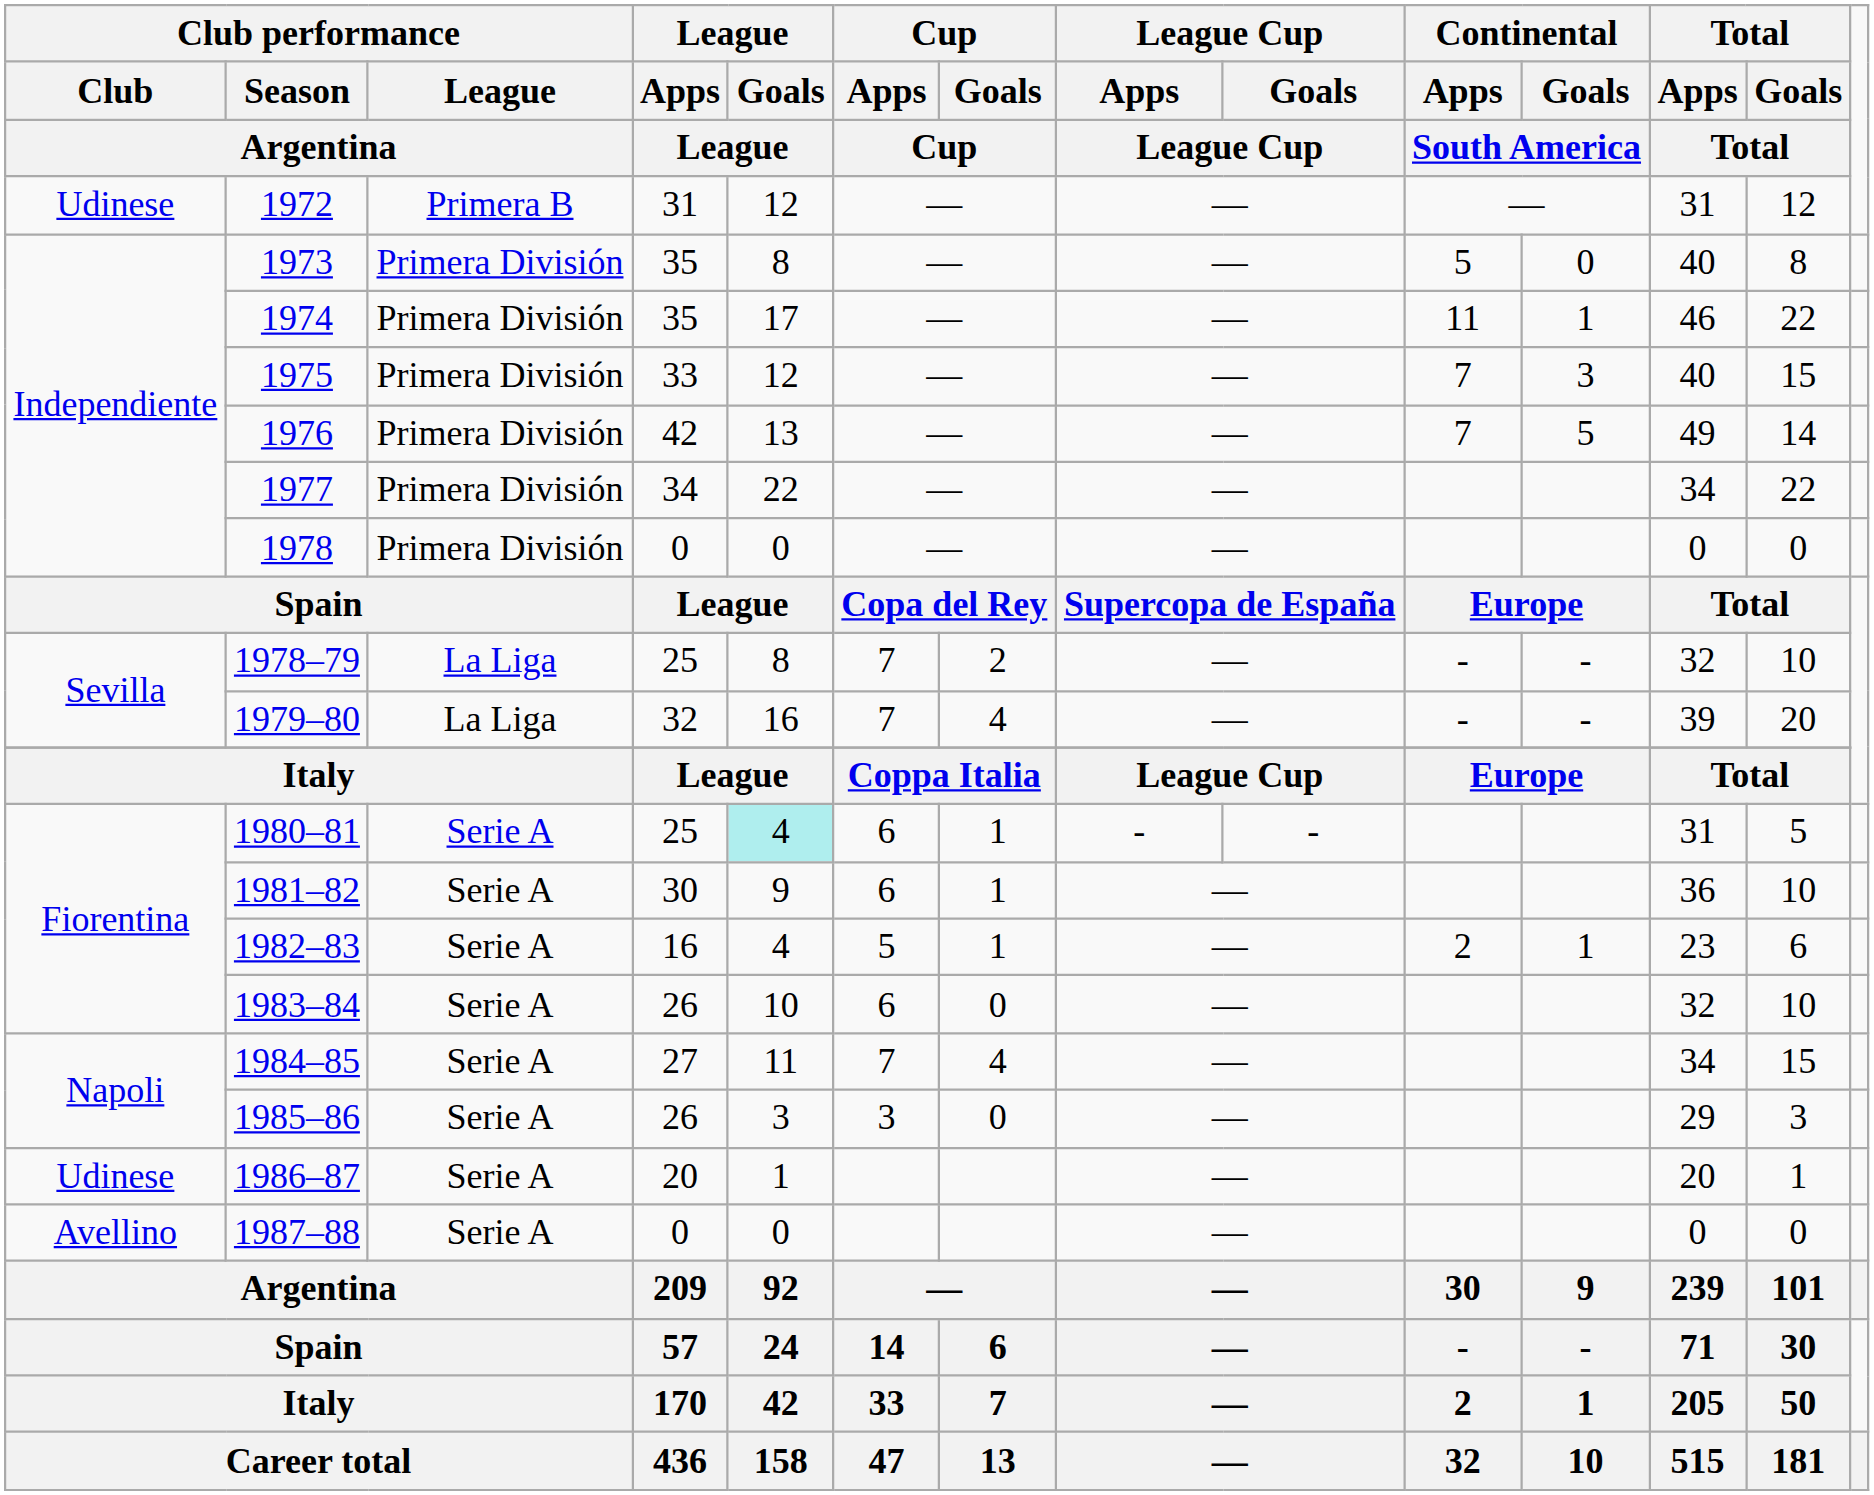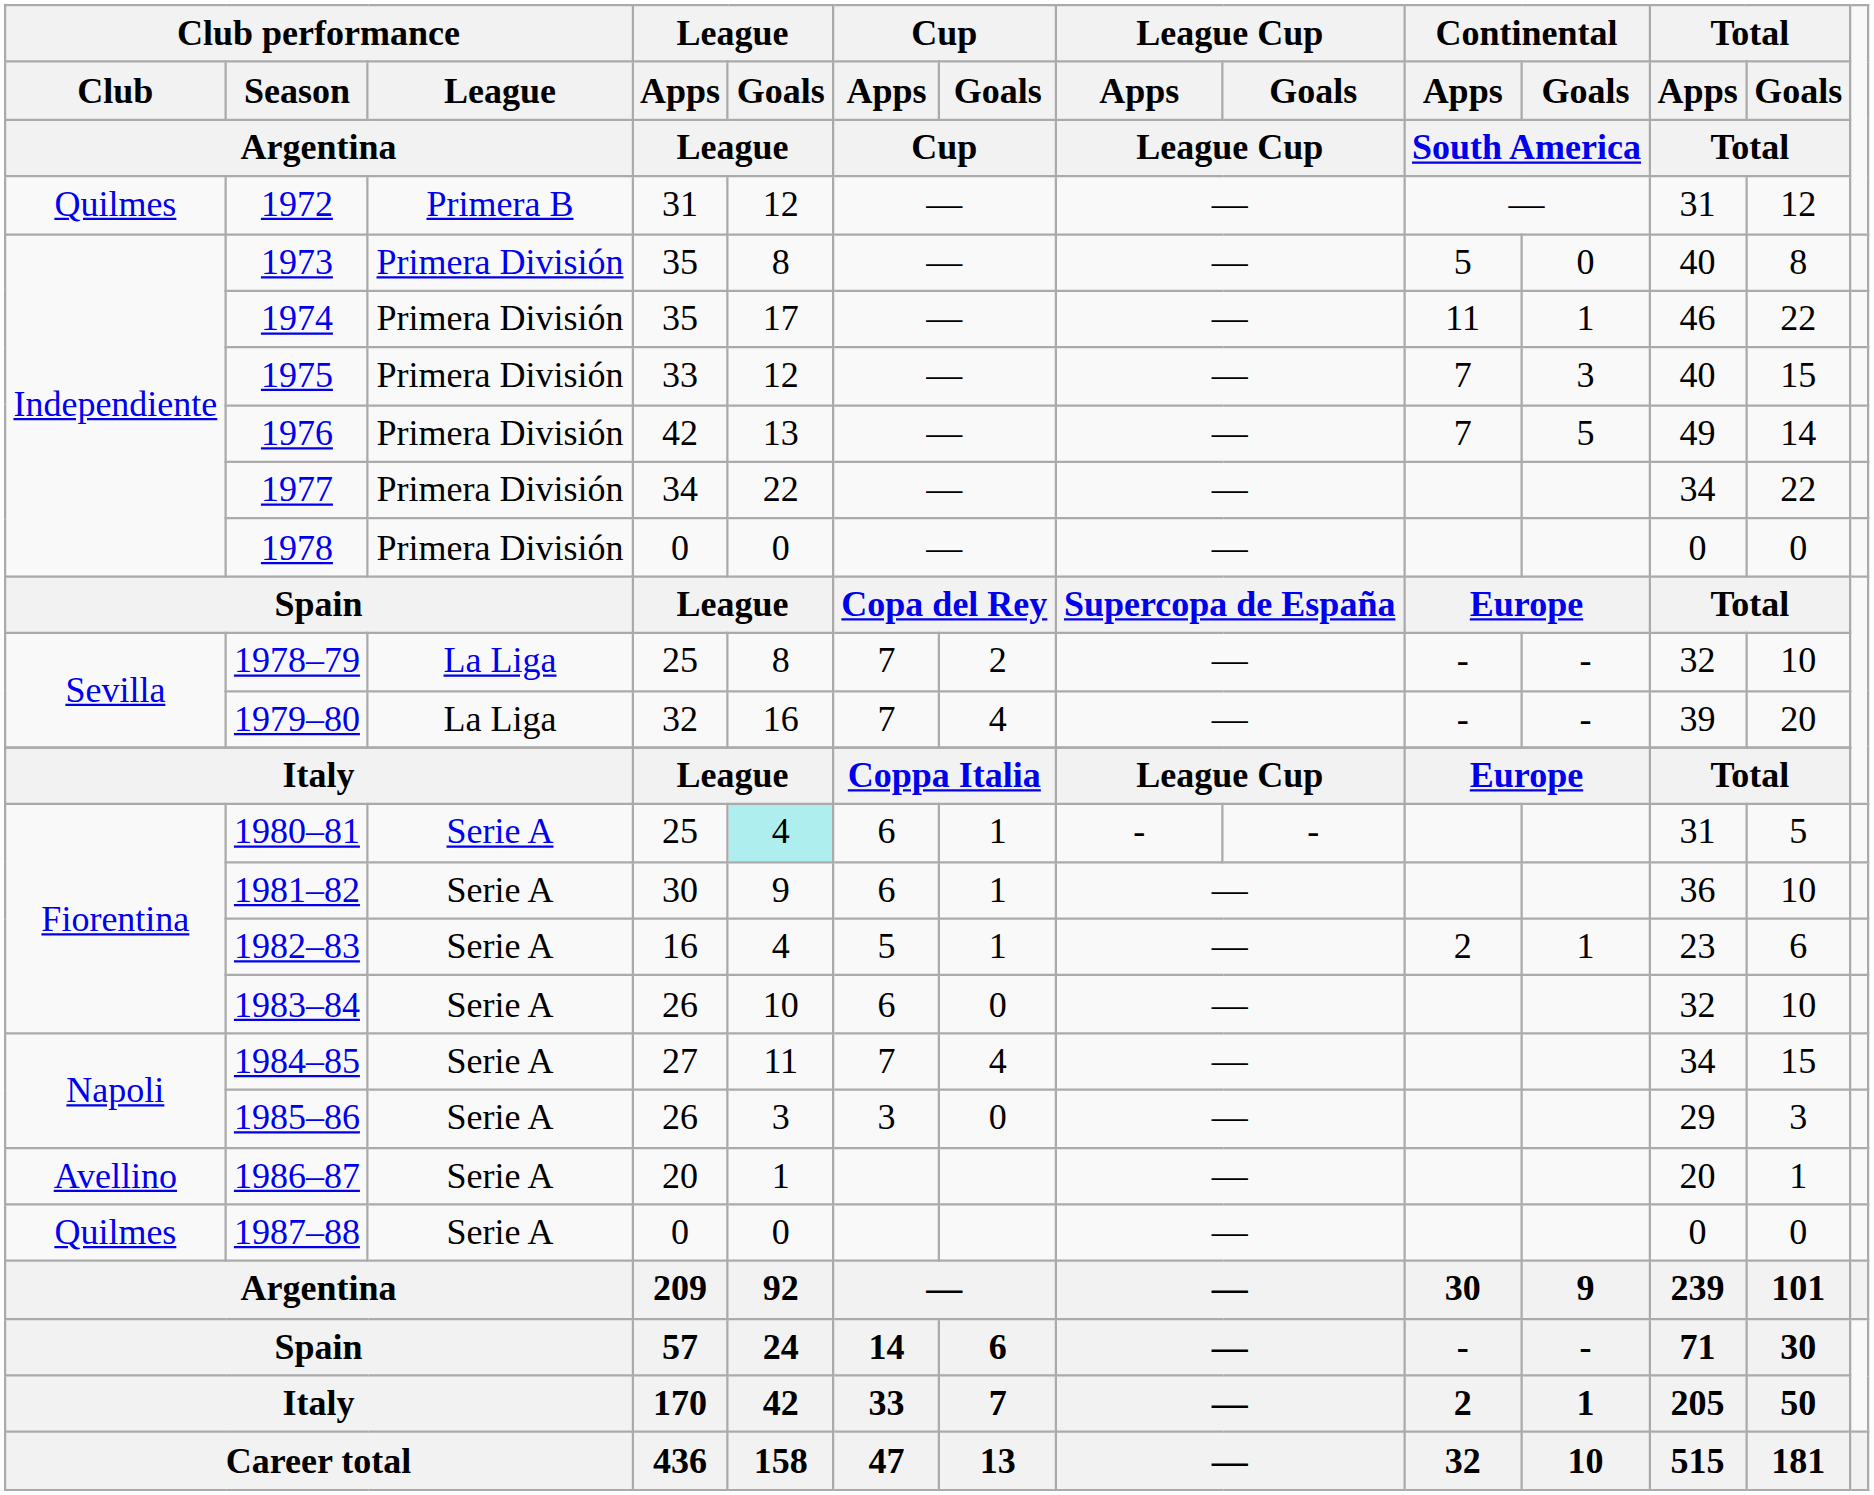(115, 204) Udinese -> (115, 204) Quilmes
(115, 1174) Udinese -> (115, 1174) Avellino
(115, 1232) Avellino -> (115, 1232) Quilmes
